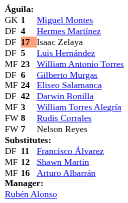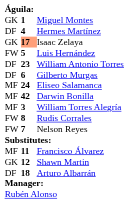(11, 42) DF -> (11, 42) GK
(11, 53) DF -> (12, 53) FW
(11, 64) MF -> (11, 64) DF
(11, 96) DF -> (11, 96) MF
(11, 151) DF -> (11, 151) MF
(11, 161) MF -> (11, 161) GK
(11, 172) MF -> (11, 172) DF
(25, 172) 16 -> (25, 172) 18
